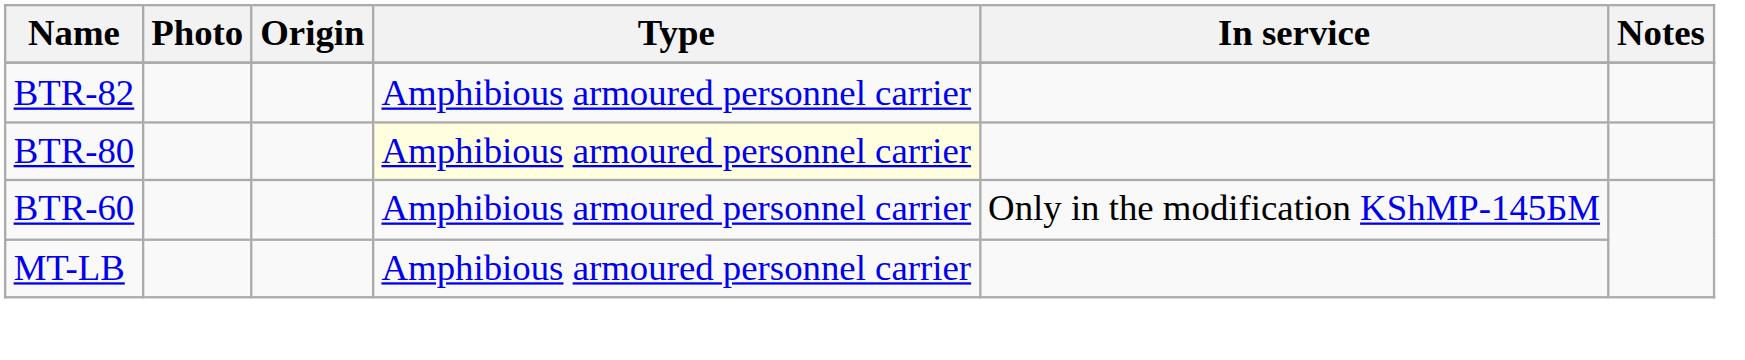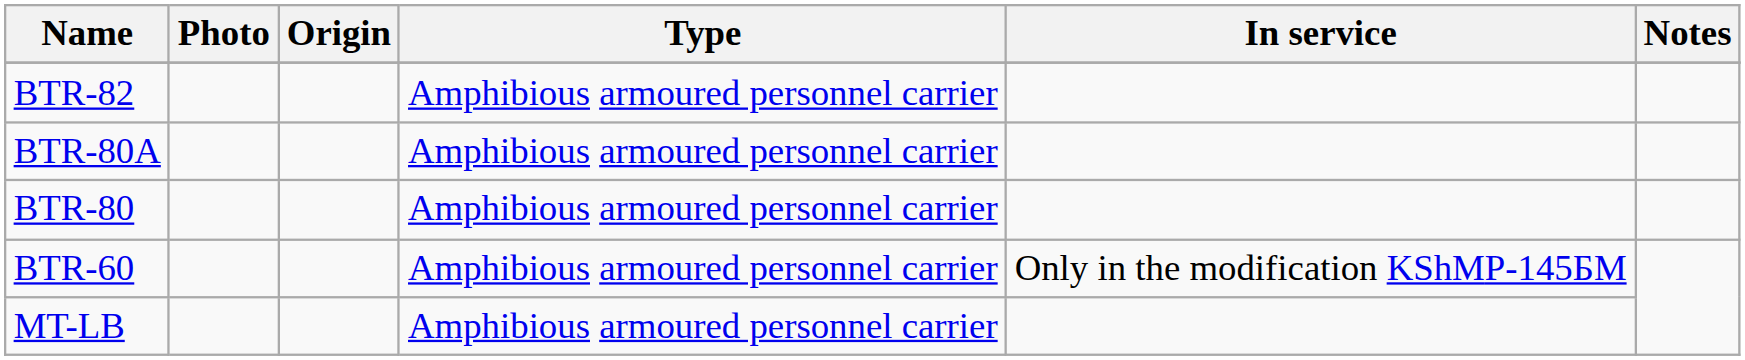+ row: (87, 150)
(676, 150) lightyellow background -> (703, 208) no background
